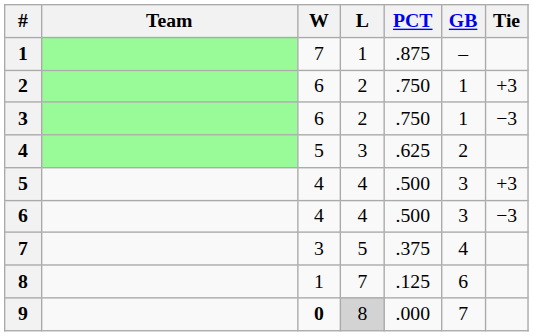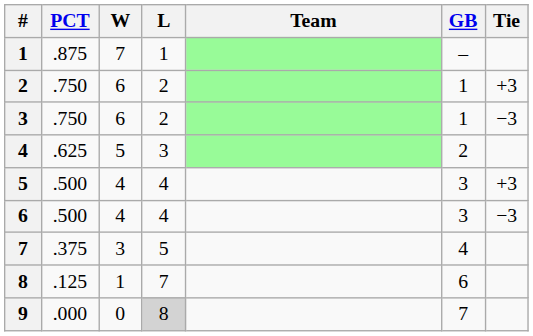columns swapped: (169, 21) <-> (413, 21)
(319, 313) bold -> (120, 313) normal
